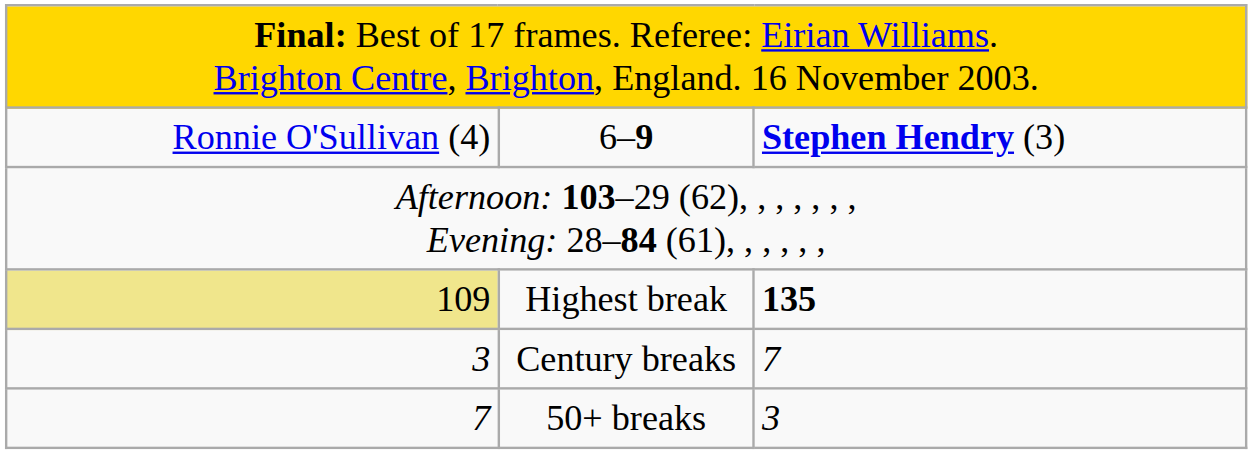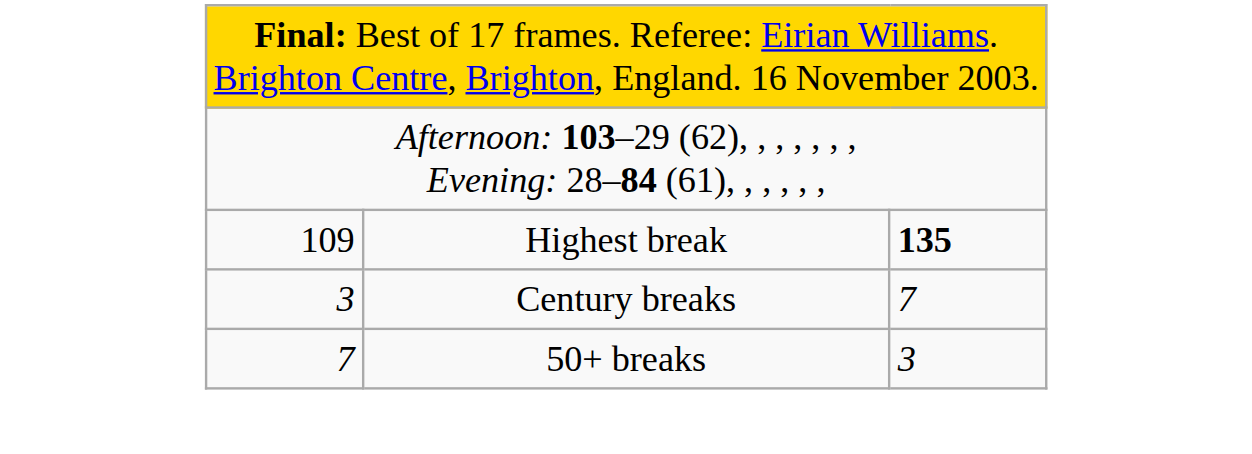- row: (626, 137)
(463, 299) khaki background -> (328, 239) no background
